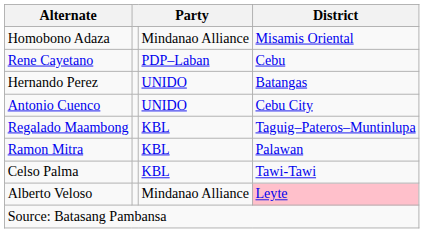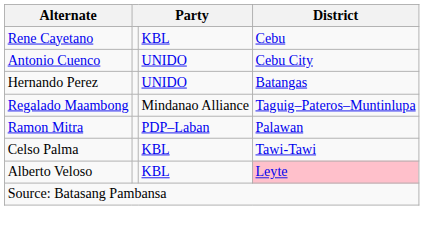- row: (59, 37)
(176, 60) PDP–Laban -> (156, 37) KBL
rows swapped: (54, 104) <-> (53, 82)
(156, 127) KBL -> (195, 104) Mindanao Alliance
(156, 149) KBL -> (176, 127) PDP–Laban
(195, 194) Mindanao Alliance -> (156, 171) KBL
